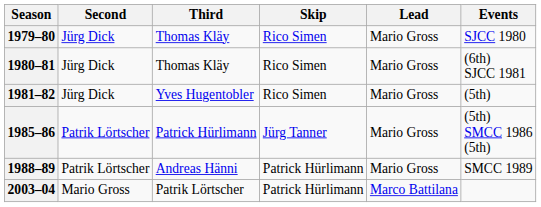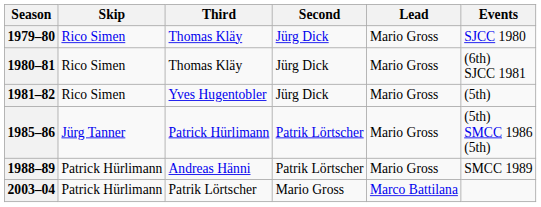columns swapped: (313, 15) <-> (105, 15)
